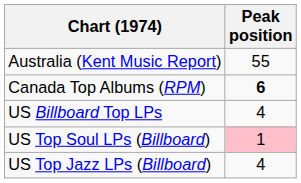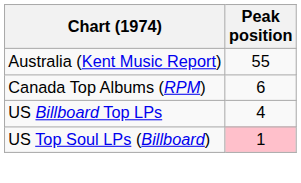(261, 87) bold -> (261, 87) normal
- row: (110, 165)
